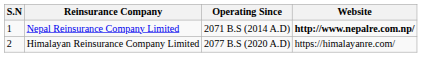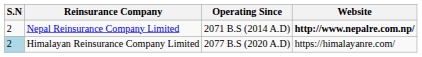(9, 28) 1 -> (9, 28) 2
(9, 44) no background -> (9, 44) lightblue background
